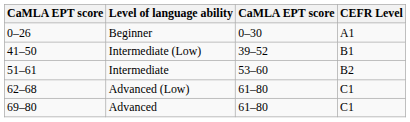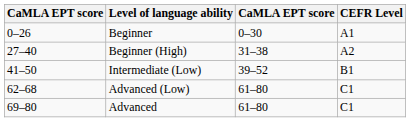+ row: (148, 51)
- row: (139, 70)
